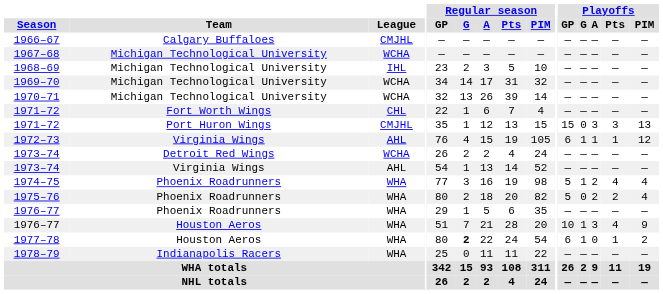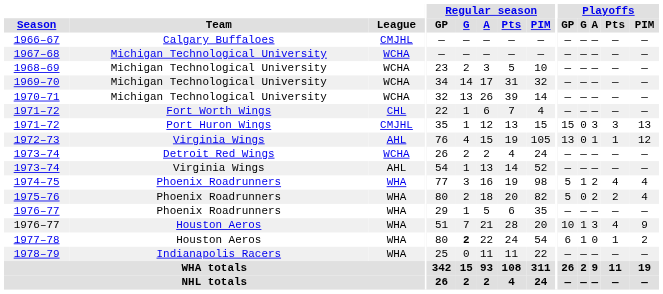(396, 68) IHL -> (396, 68) WCHA
(568, 140) 6 -> (568, 140) 13
(584, 140) 1 -> (584, 140) 0
